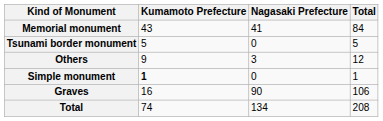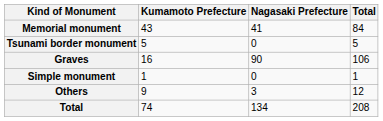rows swapped: (72, 92) <-> (72, 60)
(144, 76) bold -> (144, 76) normal
